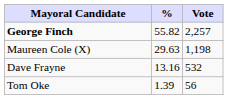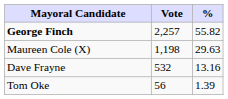columns swapped: (203, 13) <-> (167, 13)
